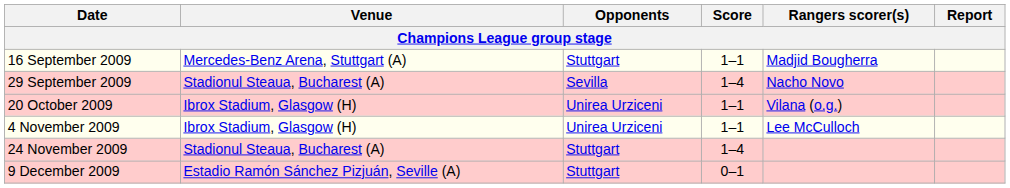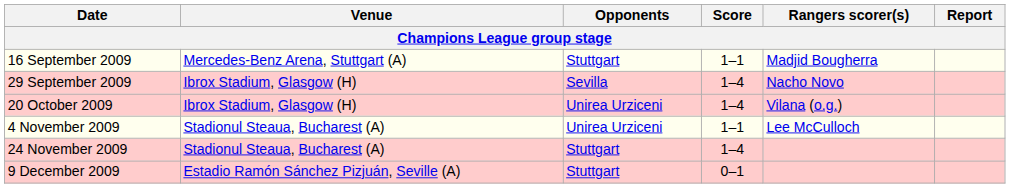(284, 82) Stadionul Steaua, Bucharest (A) -> (270, 82) Ibrox Stadium, Glasgow (H)
(732, 104) 1–1 -> (732, 104) 1–4
(270, 127) Ibrox Stadium, Glasgow (H) -> (284, 127) Stadionul Steaua, Bucharest (A)
